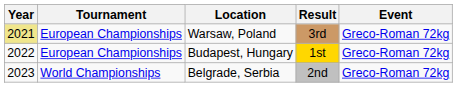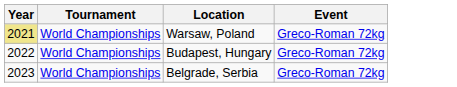- column: (318, 14)
(111, 34) European Championships -> (100, 34) World Championships
(111, 53) European Championships -> (100, 53) World Championships
